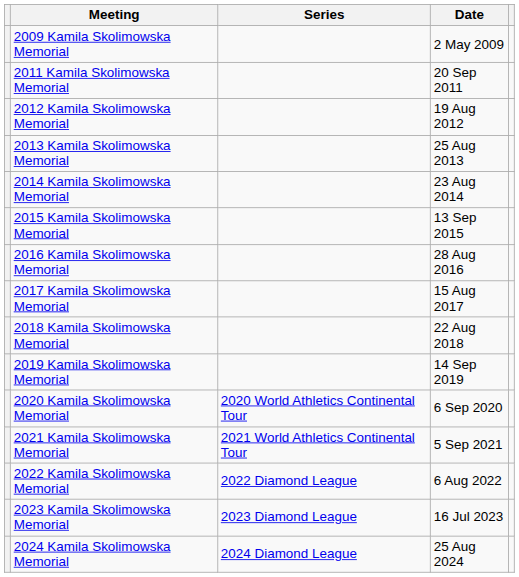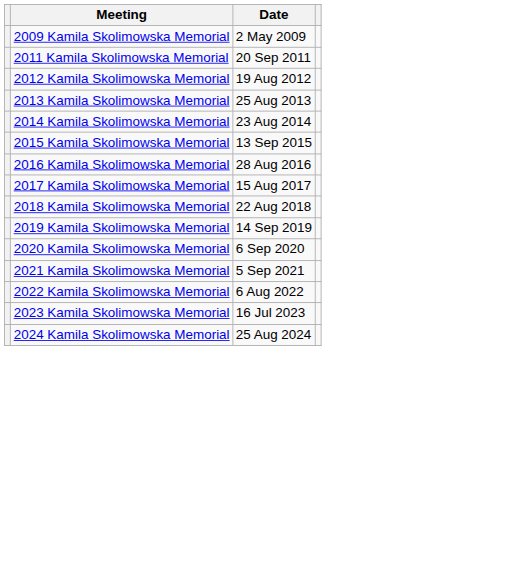- column: (324, 15)
